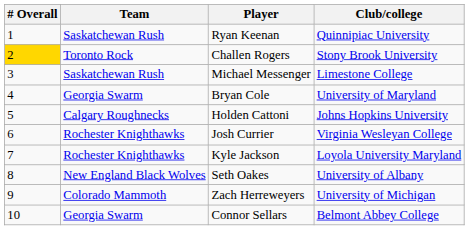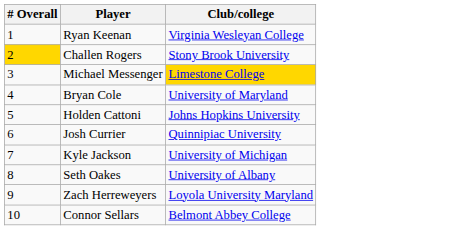- column: (134, 14)
(373, 34) Quinnipiac University -> (236, 34) Virginia Wesleyan College
(365, 74) no background -> (216, 74) gold background
(384, 134) Virginia Wesleyan College -> (225, 134) Quinnipiac University
(389, 154) Loyola University Maryland -> (228, 154) University of Michigan
(376, 194) University of Michigan -> (241, 194) Loyola University Maryland
